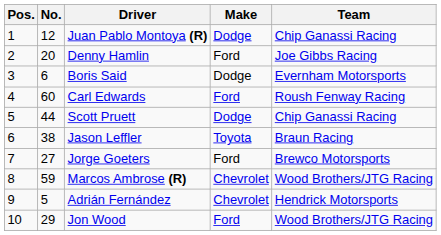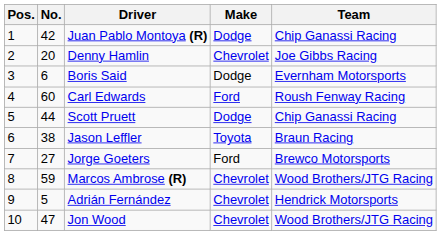(48, 35) 12 -> (48, 35) 42
(227, 55) Ford -> (241, 55) Chevrolet
(48, 220) 29 -> (48, 220) 47
(227, 220) Ford -> (241, 220) Chevrolet
